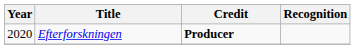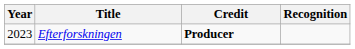(20, 34) 2020 -> (20, 34) 2023
